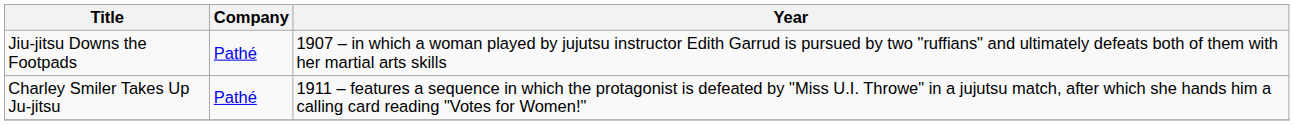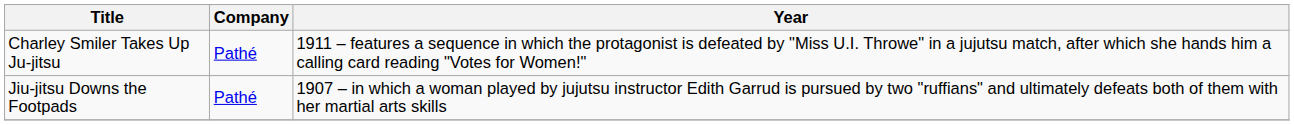rows swapped: (77, 52) <-> (99, 97)
